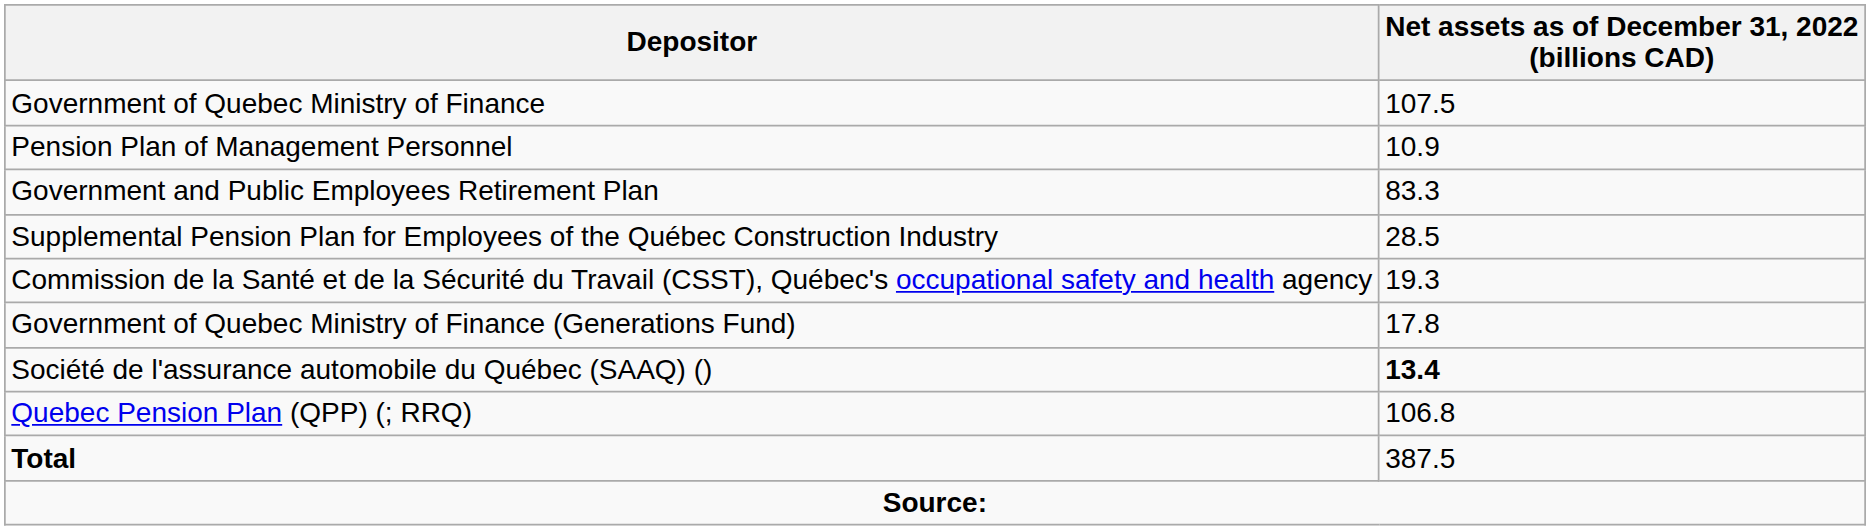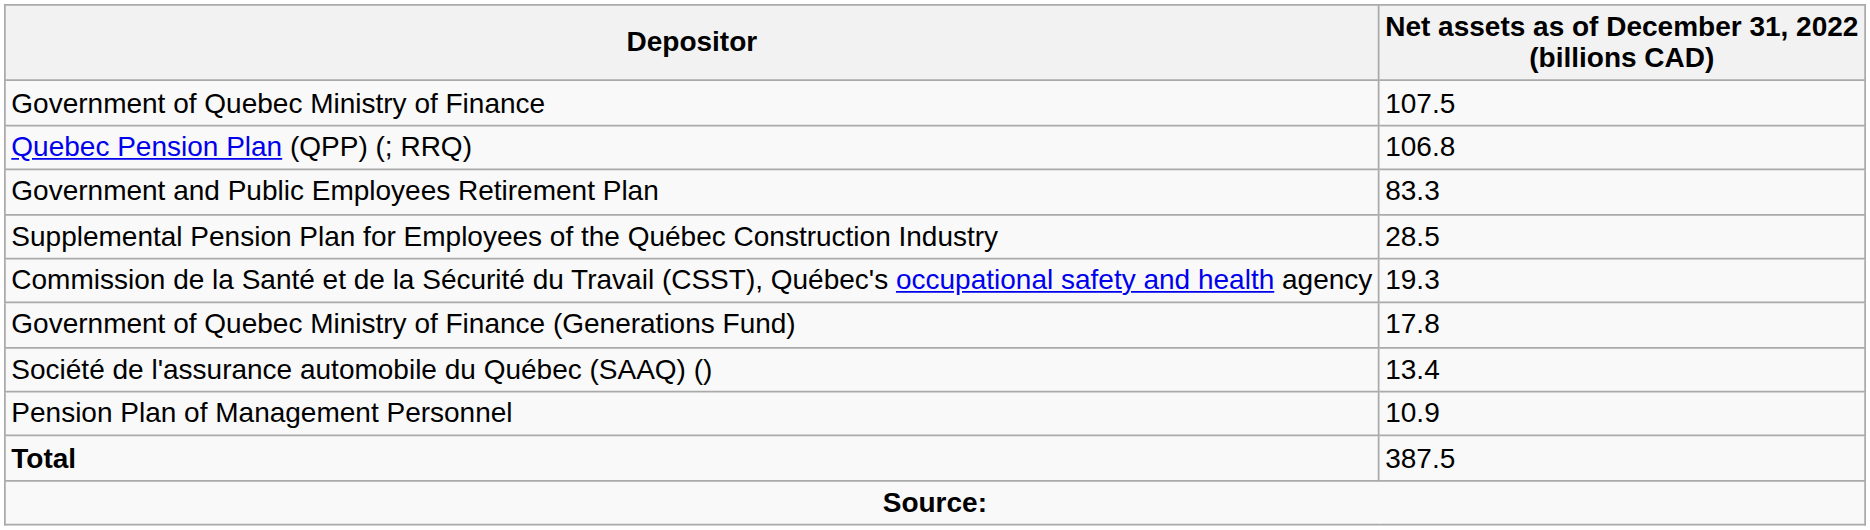rows swapped: (242, 413) <-> (262, 147)
(1412, 369) bold -> (1412, 369) normal
